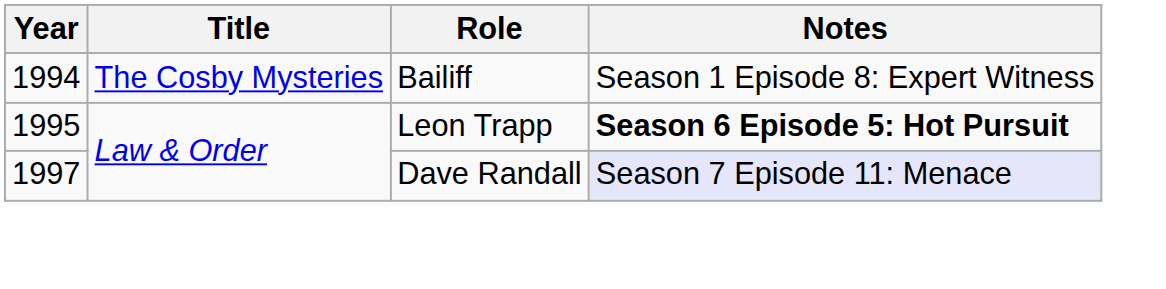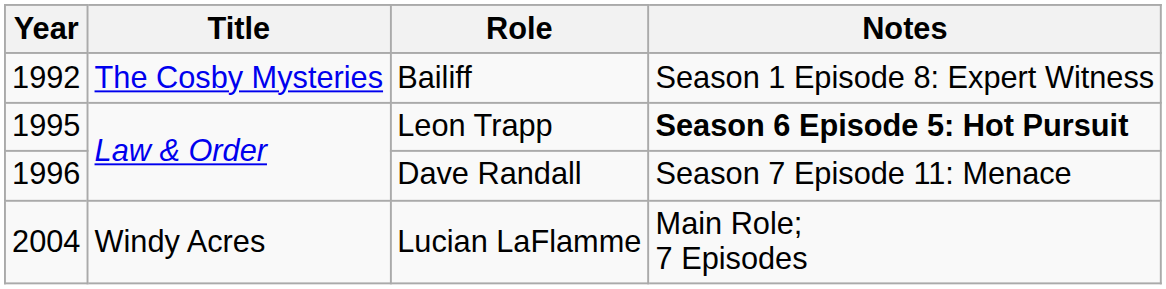(46, 77) 1994 -> (46, 77) 1992
(46, 175) 1997 -> (46, 175) 1996
(804, 175) lavender background -> (864, 175) no background
+ row: (519, 241)
